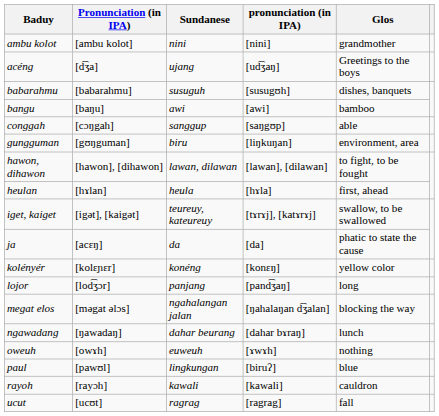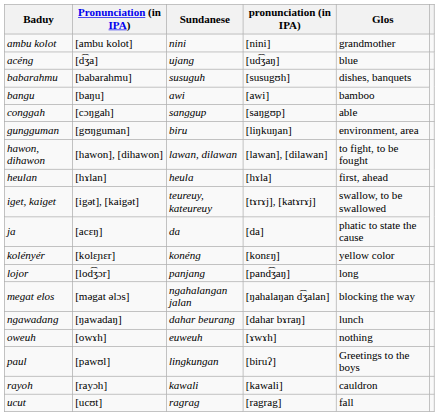(374, 66) Greetings to the boys -> (348, 60) blue
(348, 367) blue -> (374, 361) Greetings to the boys
